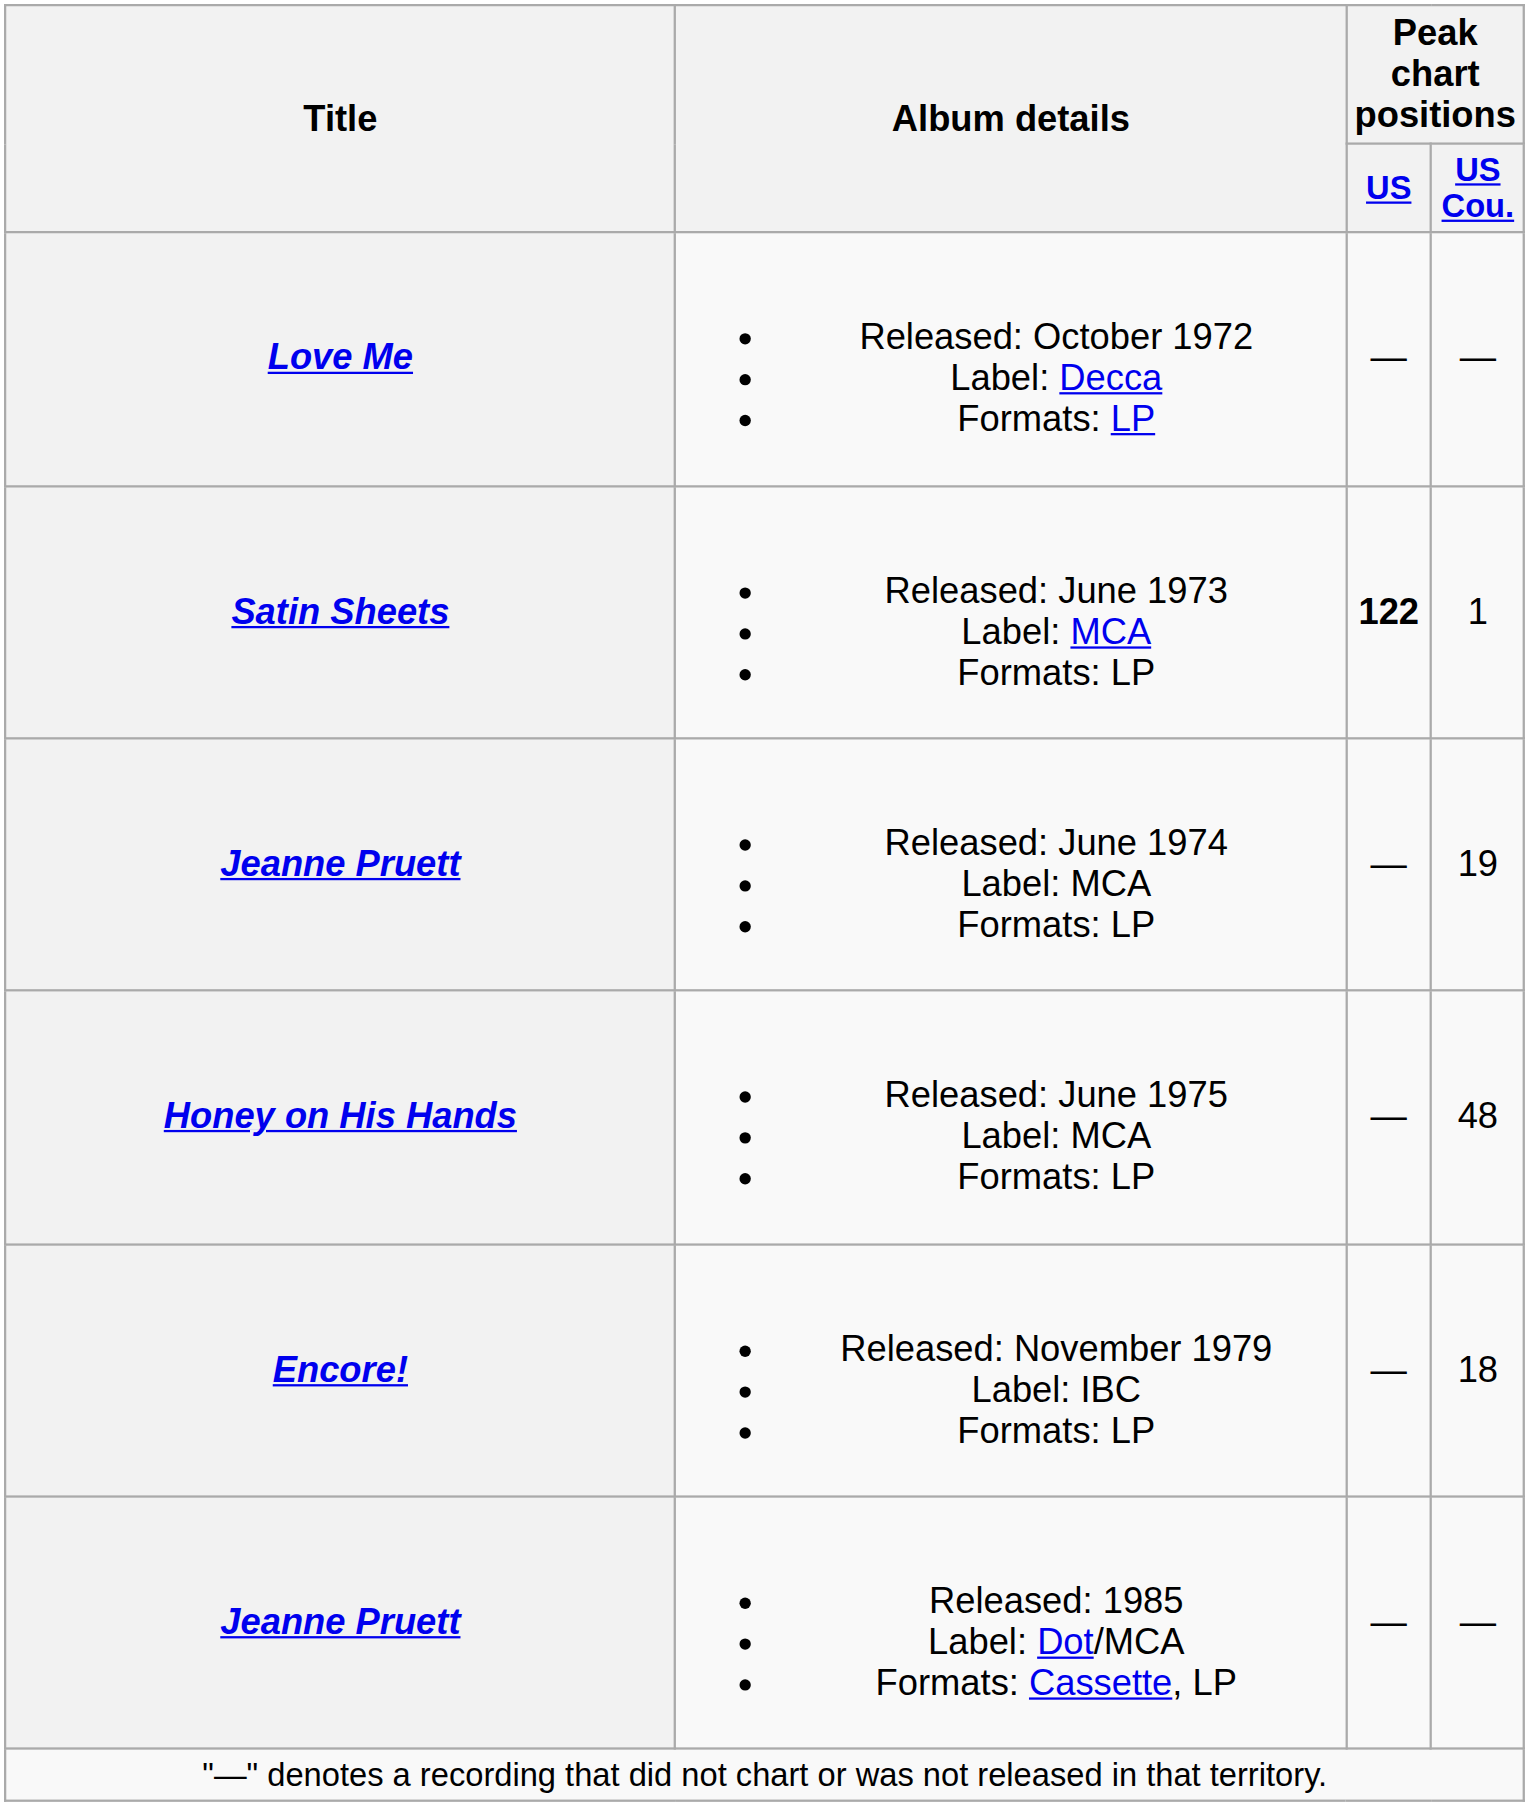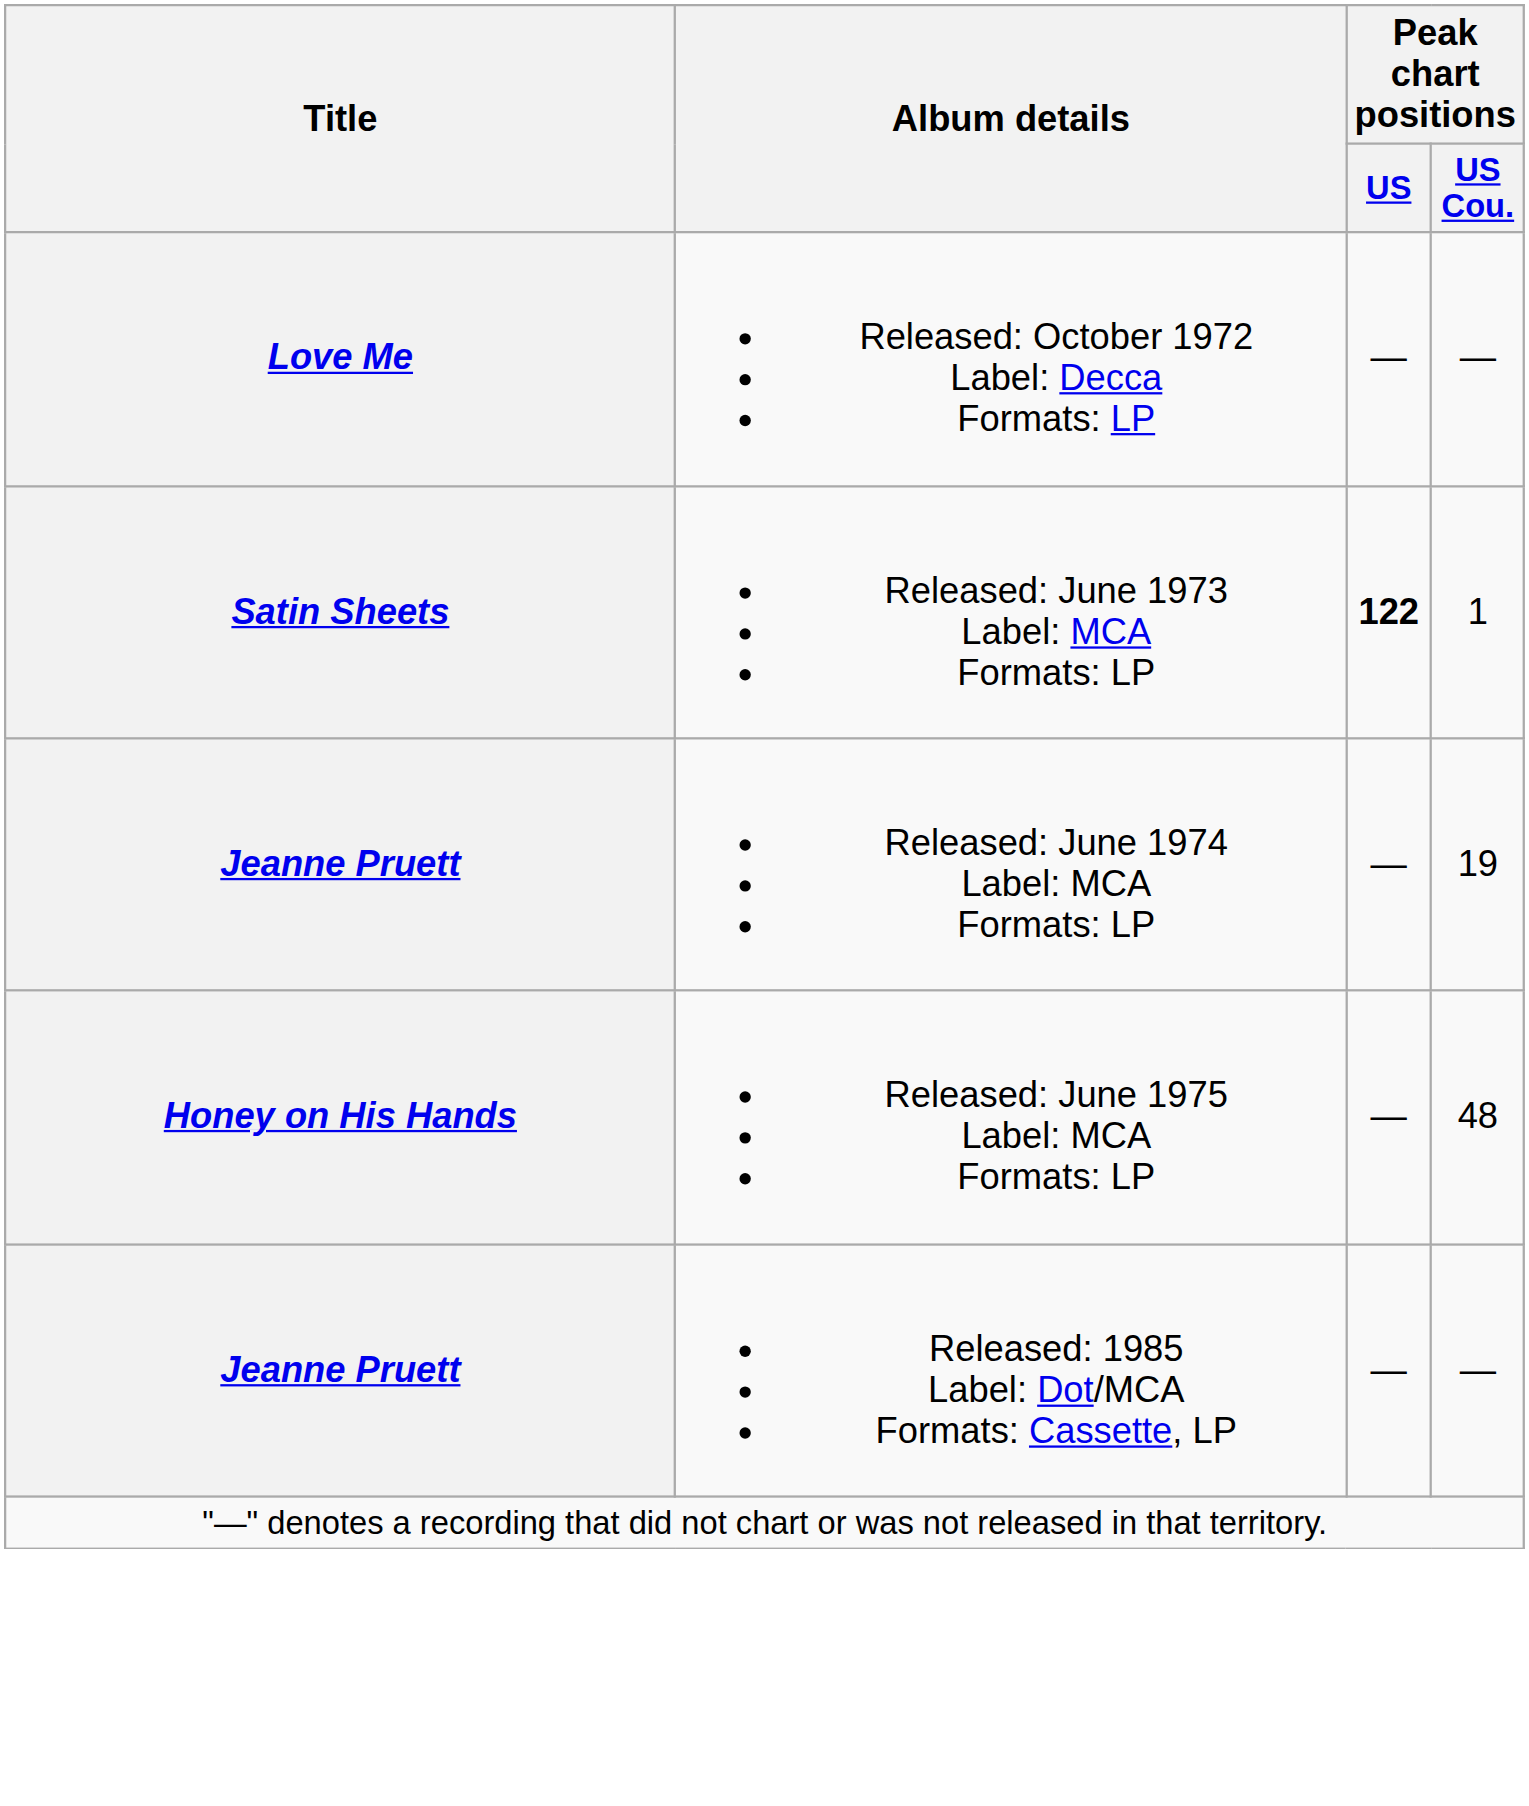- row: (1011, 1391)
